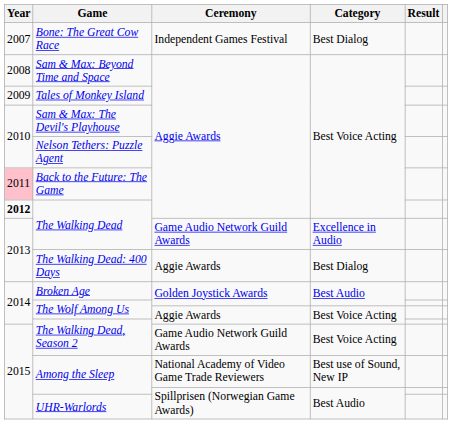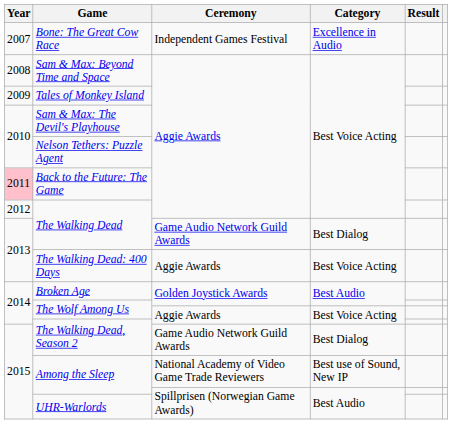(340, 38) Best Dialog -> (344, 38) Excellence in Audio
(19, 209) bold -> (19, 209) normal
(344, 234) Excellence in Audio -> (340, 234) Best Dialog
(340, 265) Best Dialog -> (355, 265) Best Voice Acting
(355, 339) Best Voice Acting -> (340, 339) Best Dialog
